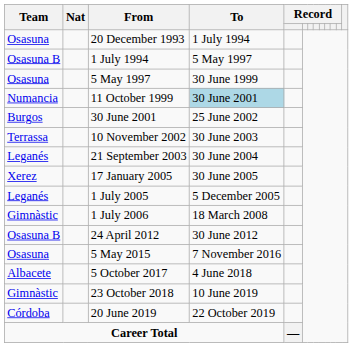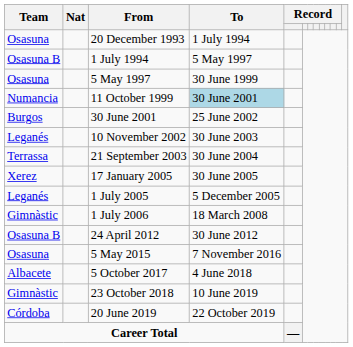(28, 137) Terrassa -> (28, 137) Leganés
(28, 156) Leganés -> (28, 156) Terrassa
